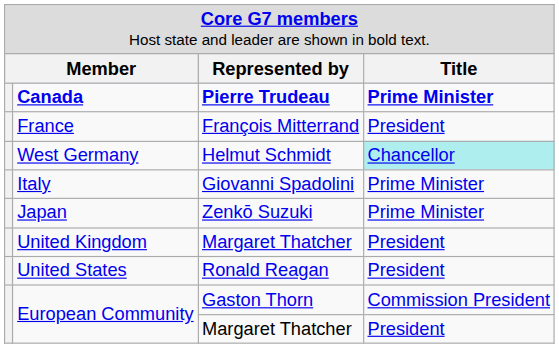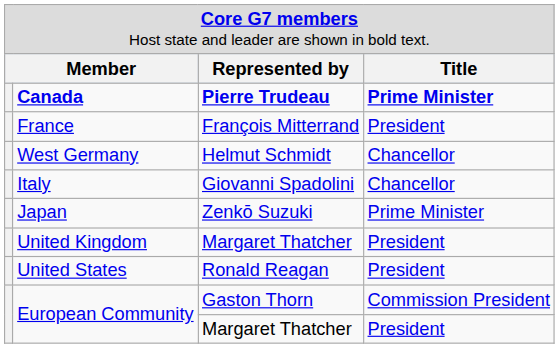(411, 155) paleturquoise background -> (411, 155) no background
(426, 184) Prime Minister -> (411, 184) Chancellor
